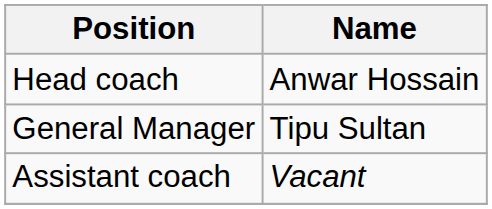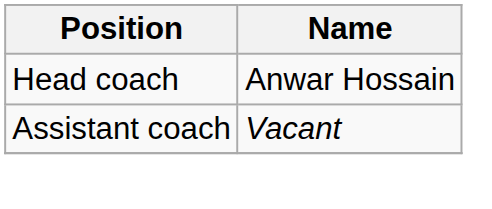- row: (134, 128)
